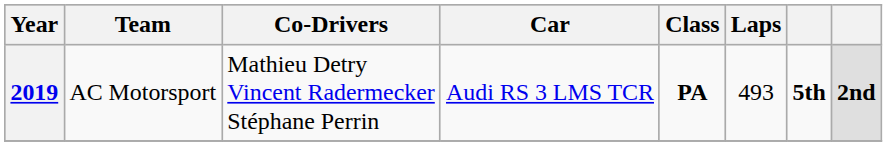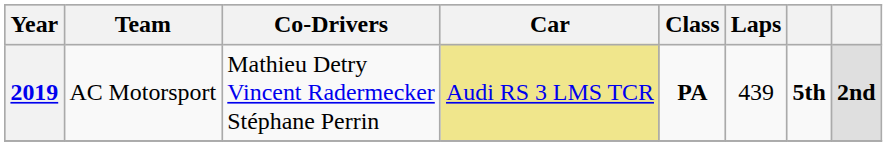(550, 92) no background -> (550, 92) khaki background
(756, 92) 493 -> (756, 92) 439
